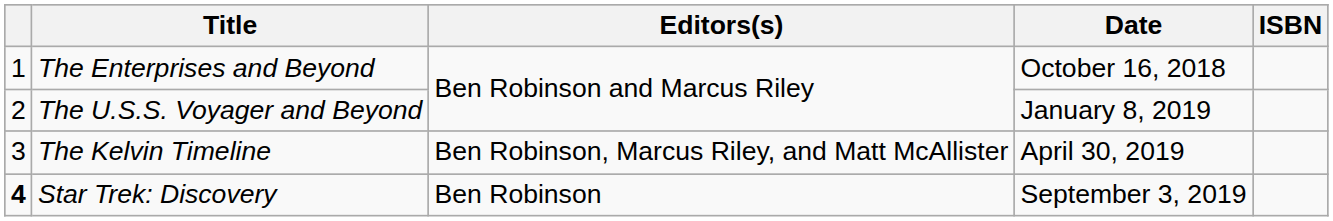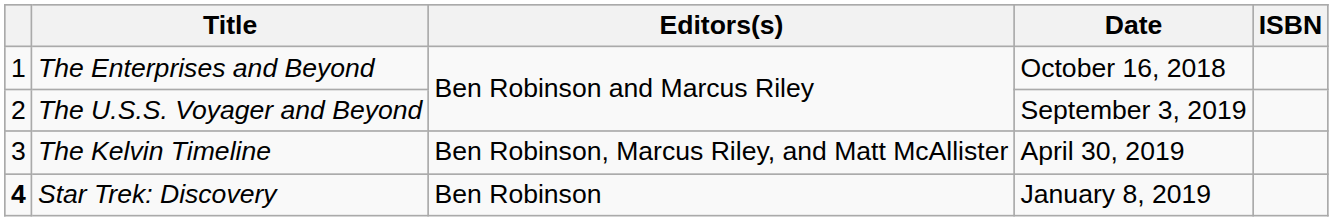(1116, 109) January 8, 2019 -> (1134, 109) September 3, 2019
(1134, 194) September 3, 2019 -> (1116, 194) January 8, 2019
